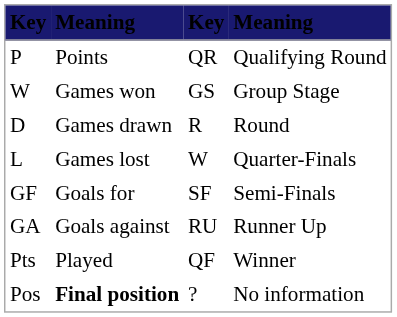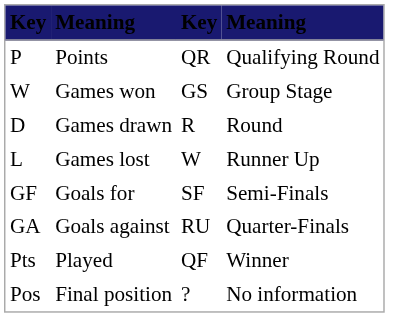(295, 158) Quarter-Finals -> (273, 158) Runner Up
(280, 226) Runner Up -> (288, 226) Quarter-Finals
(117, 294) bold -> (114, 294) normal
